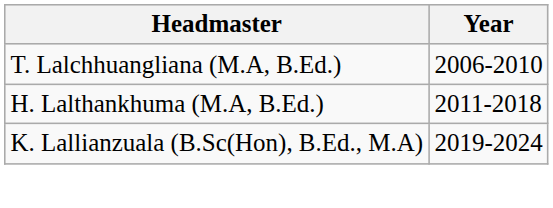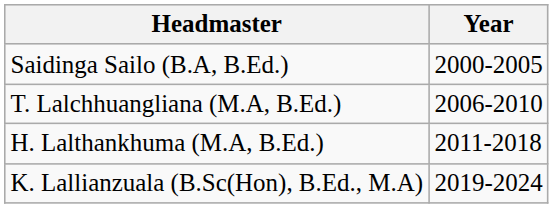+ row: (150, 63)
